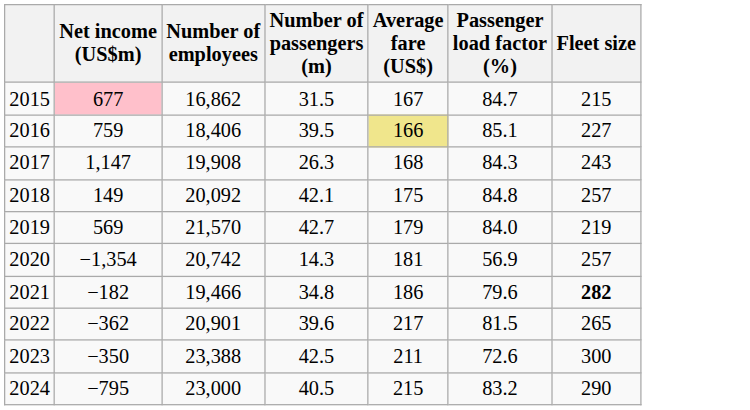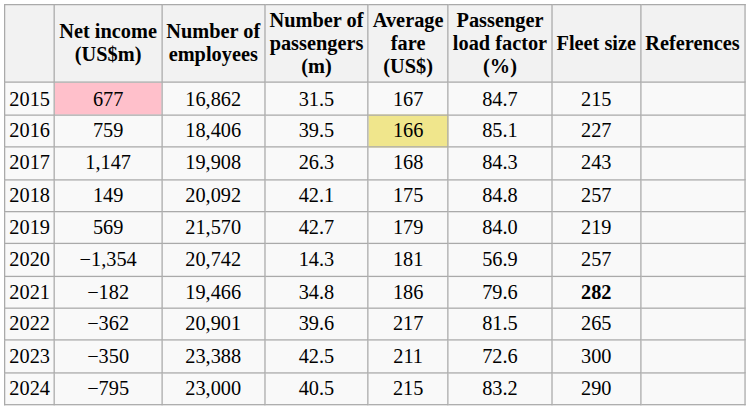+ column: (693, 43)
